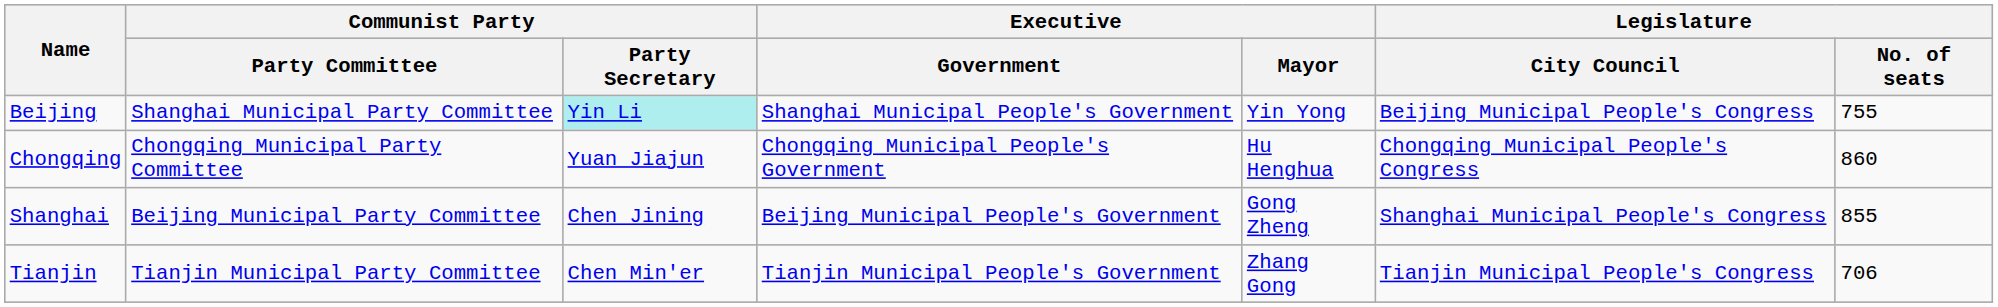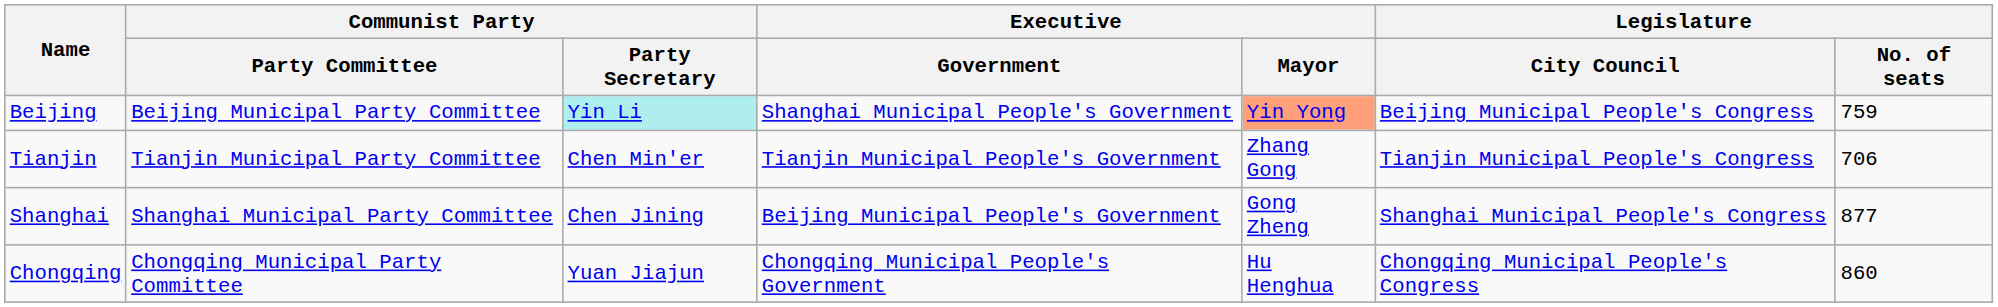(342, 113) Shanghai Municipal Party Committee -> (336, 113) Beijing Municipal Party Committee
(1296, 113) no background -> (1296, 113) lightsalmon background
(1859, 113) 755 -> (1859, 113) 759
rows swapped: (53, 274) <-> (66, 158)
(336, 216) Beijing Municipal Party Committee -> (342, 216) Shanghai Municipal Party Committee
(1859, 216) 855 -> (1859, 216) 877
